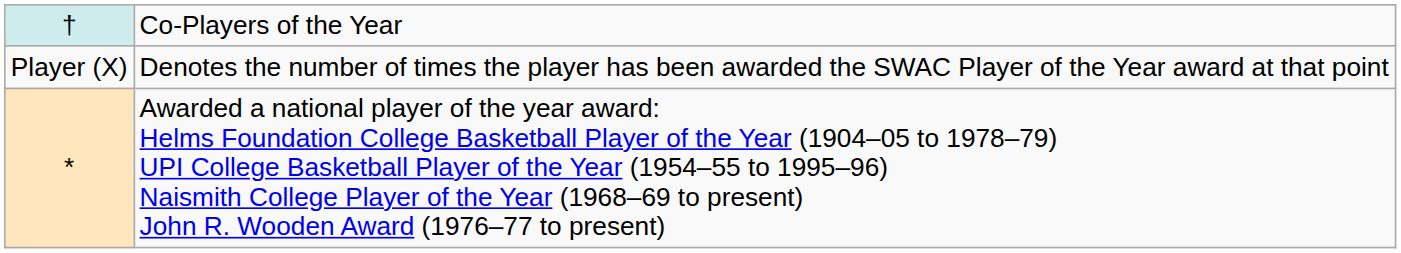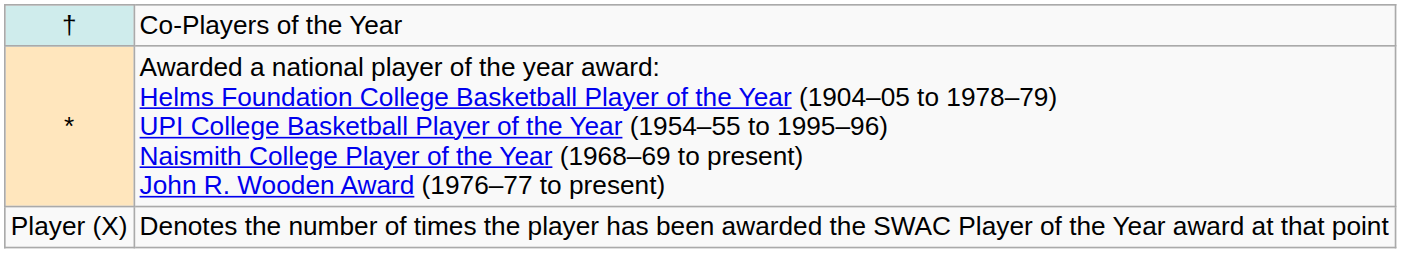rows swapped: (69, 167) <-> (69, 66)
